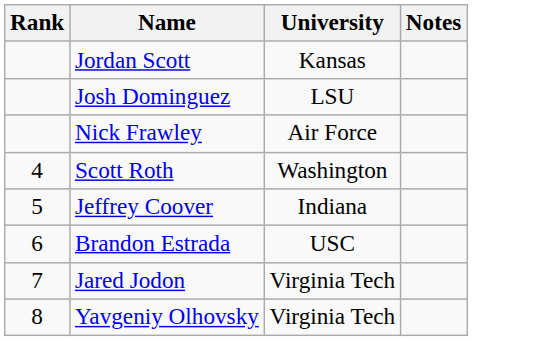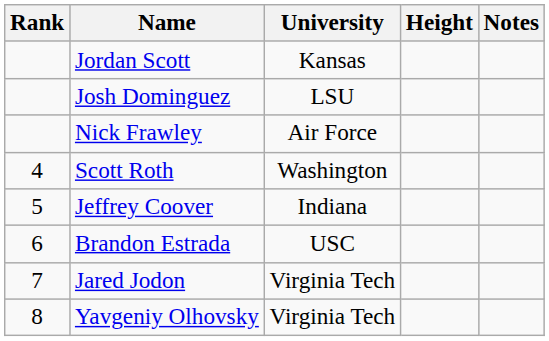+ column: (439, 22)
